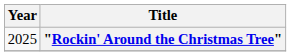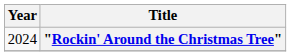(22, 39) 2025 -> (22, 39) 2024
